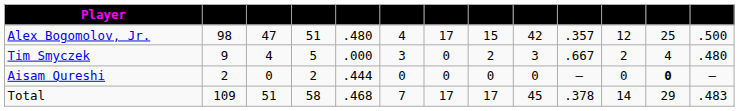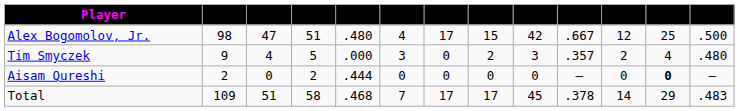(579, 35) .357 -> (579, 35) .667
(579, 55) .667 -> (579, 55) .357
